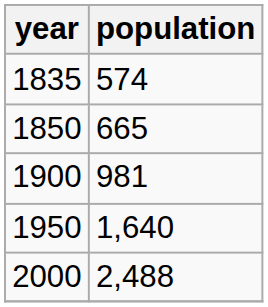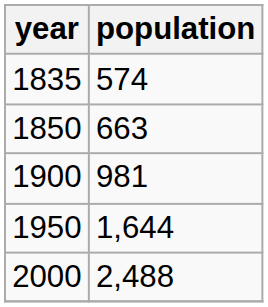(122, 128) 665 -> (122, 128) 663
(135, 227) 1,640 -> (135, 227) 1,644
